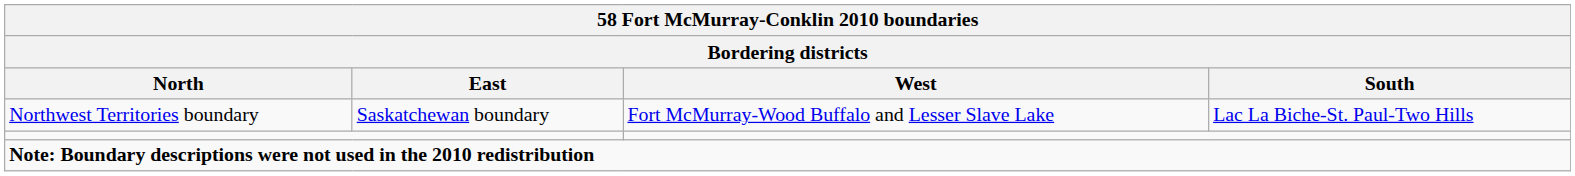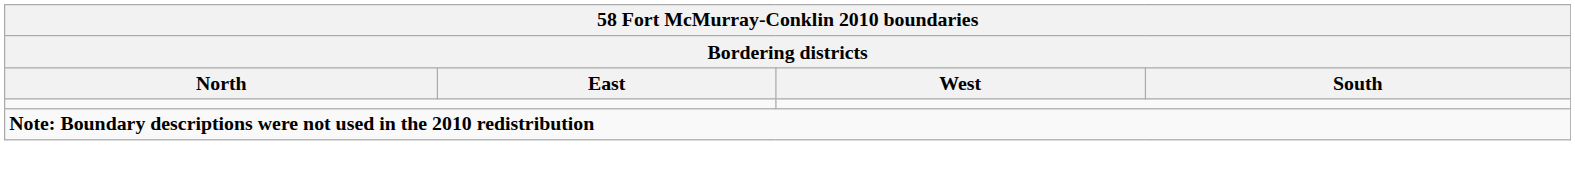- row: (134, 114)
